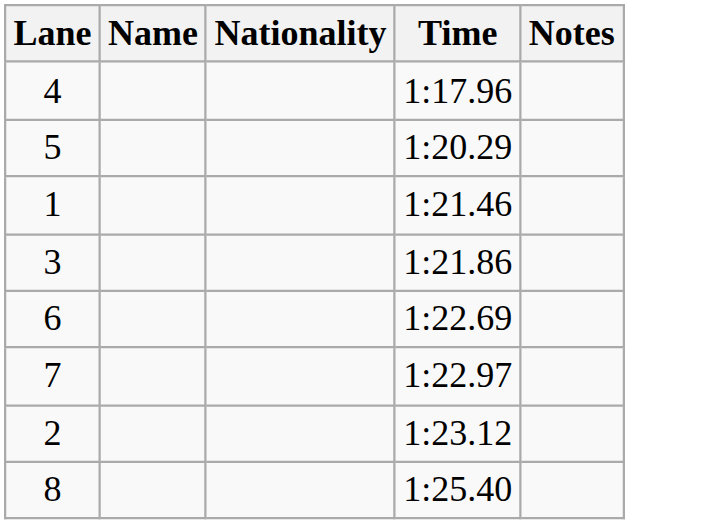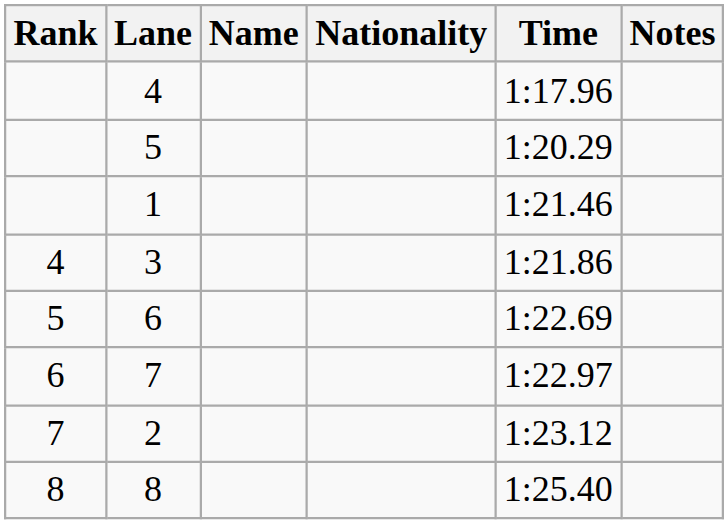+ column: (55, 33)
